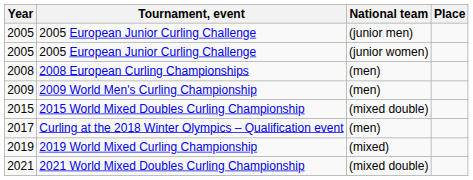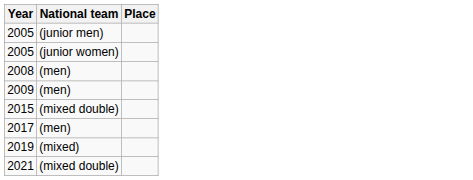- column: (191, 14)
